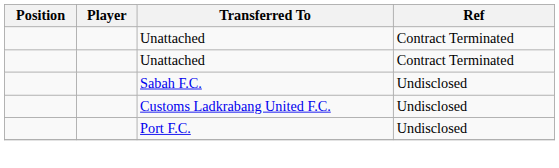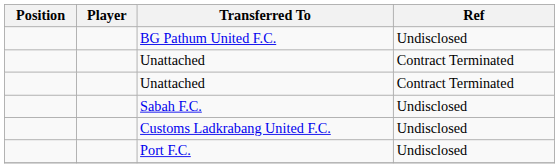+ row: (208, 38)
